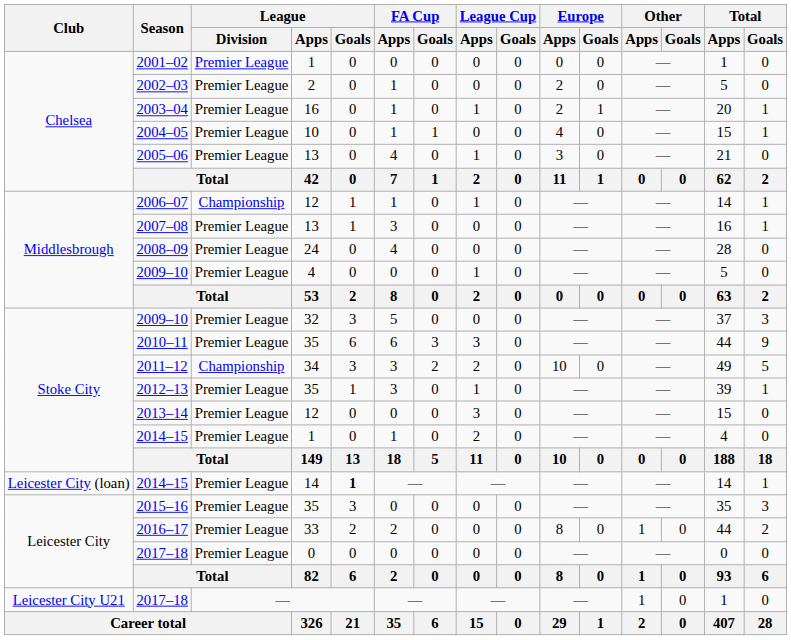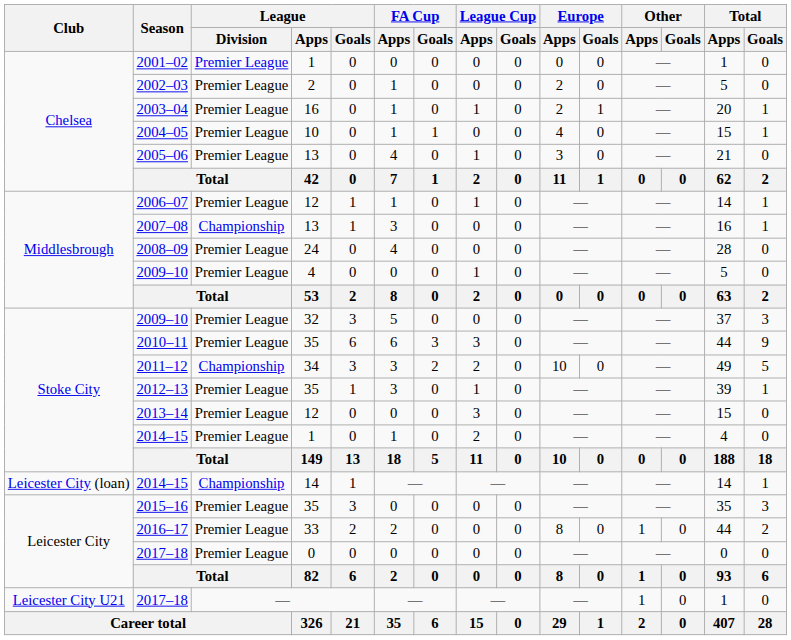(242, 202) Championship -> (242, 202) Premier League
(242, 226) Premier League -> (242, 226) Championship
(242, 483) Premier League -> (242, 483) Championship
(353, 483) bold -> (353, 483) normal
